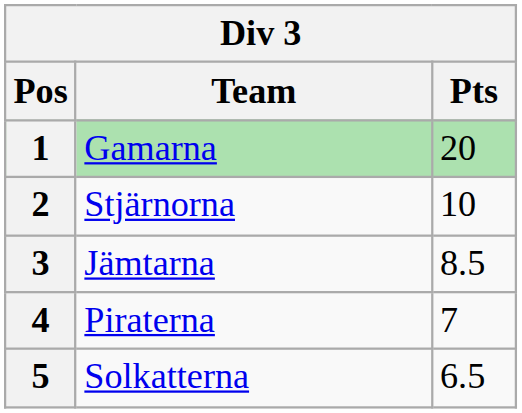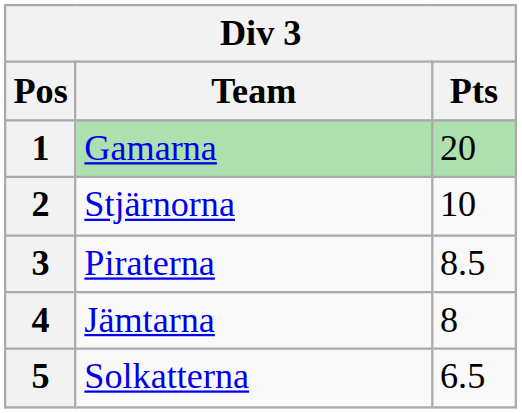(150, 262) Jämtarna -> (150, 262) Piraterna
(150, 319) Piraterna -> (150, 319) Jämtarna
(449, 319) 7 -> (449, 319) 8
